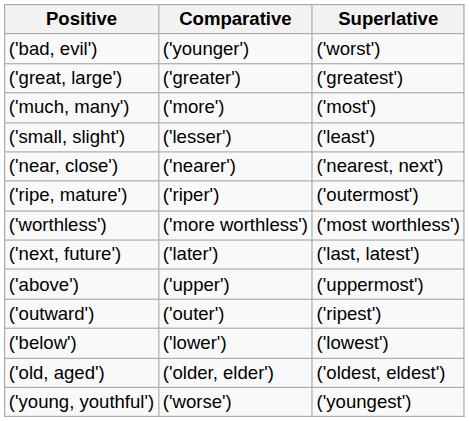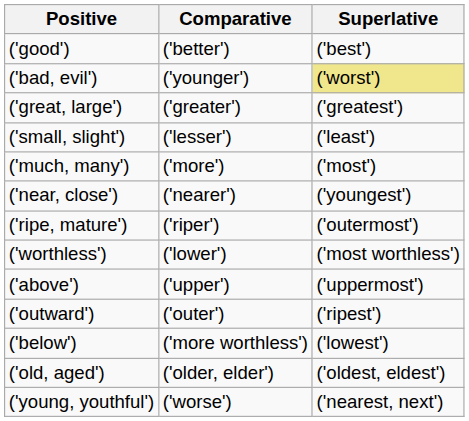+ row: (39, 48)
(349, 48) no background -> (349, 78) khaki background
rows swapped: (67, 136) <-> (69, 107)
(380, 166) ('nearest, next') -> (364, 195) ('youngest')
(235, 225) ('more worthless') -> (195, 254) ('lower')
- row: (65, 254)
(195, 343) ('lower') -> (235, 343) ('more worthless')
(364, 401) ('youngest') -> (380, 401) ('nearest, next')
